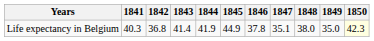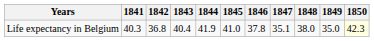(182, 28) 41.4 -> (182, 28) 40.4
(232, 28) 44.9 -> (232, 28) 41.0
